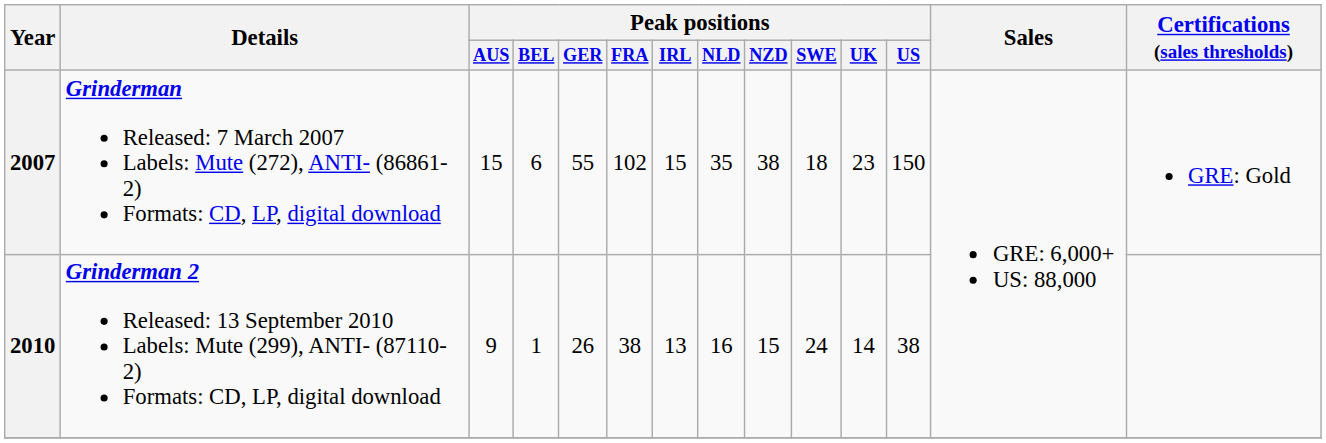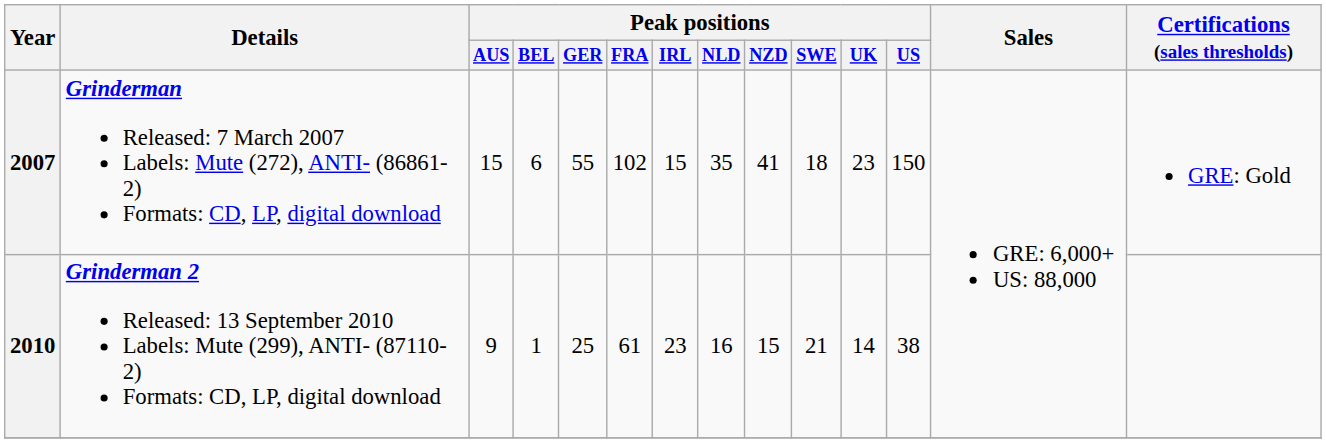(768, 162) 38 -> (768, 162) 41
(583, 346) 26 -> (583, 346) 25
(630, 346) 38 -> (630, 346) 61
(675, 346) 13 -> (675, 346) 23
(816, 346) 24 -> (816, 346) 21
